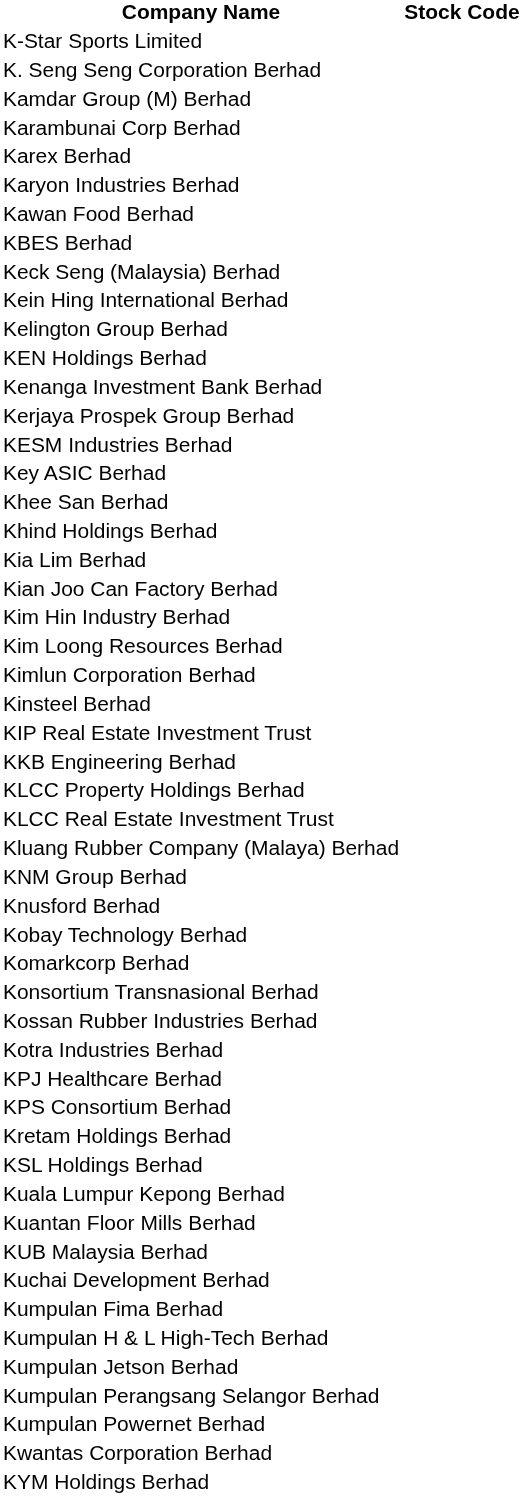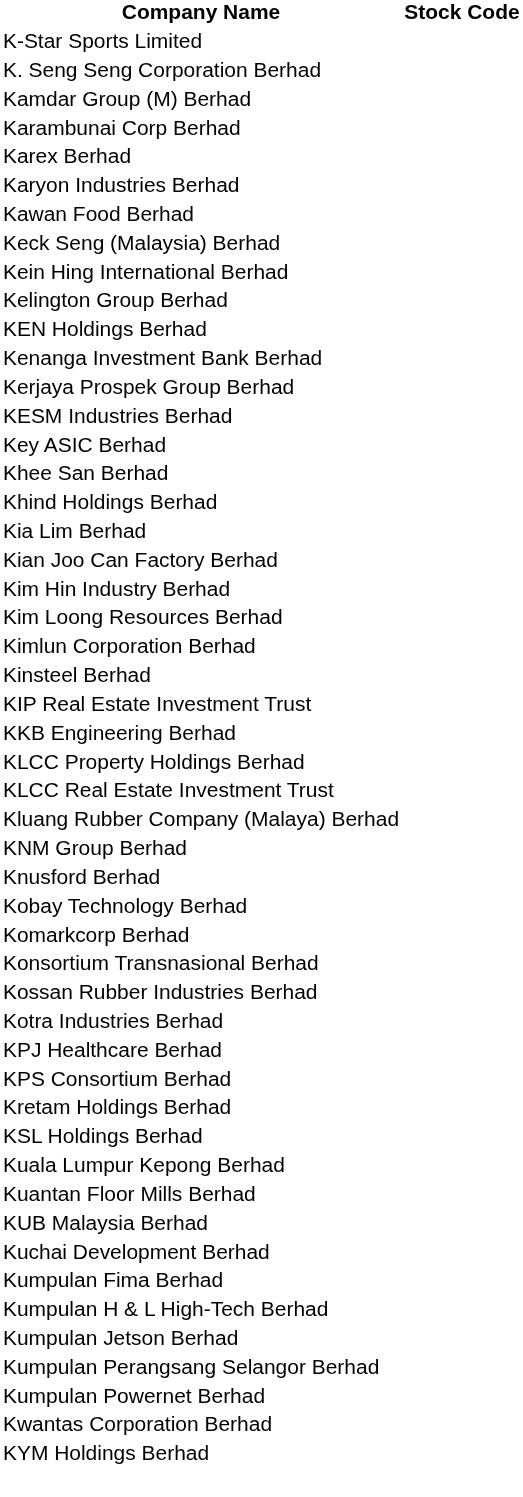- row: (68, 243)
